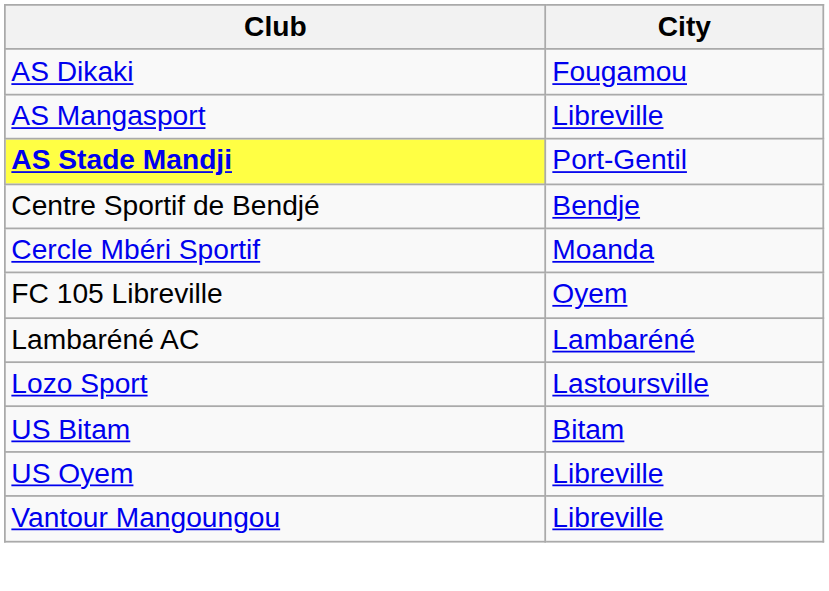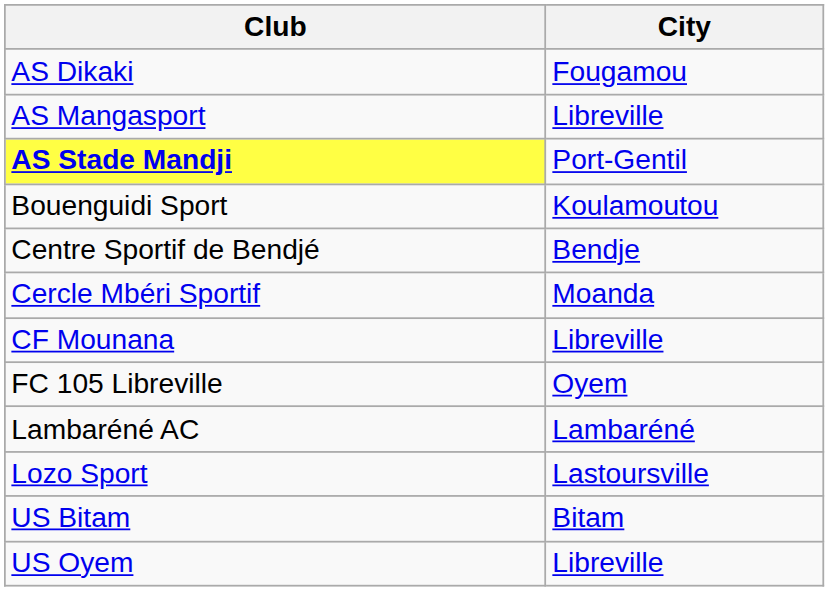+ row: (119, 205)
+ row: (93, 339)
- row: (146, 518)
